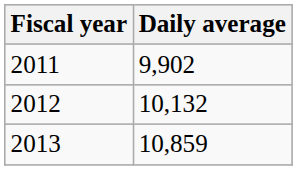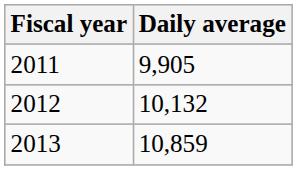(167, 64) 9,902 -> (167, 64) 9,905
